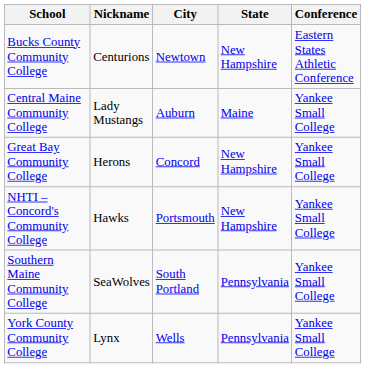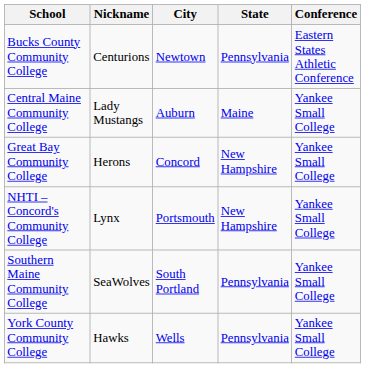(249, 56) New Hampshire -> (255, 56) Pennsylvania
(111, 218) Hawks -> (106, 218) Lynx
(106, 338) Lynx -> (111, 338) Hawks
